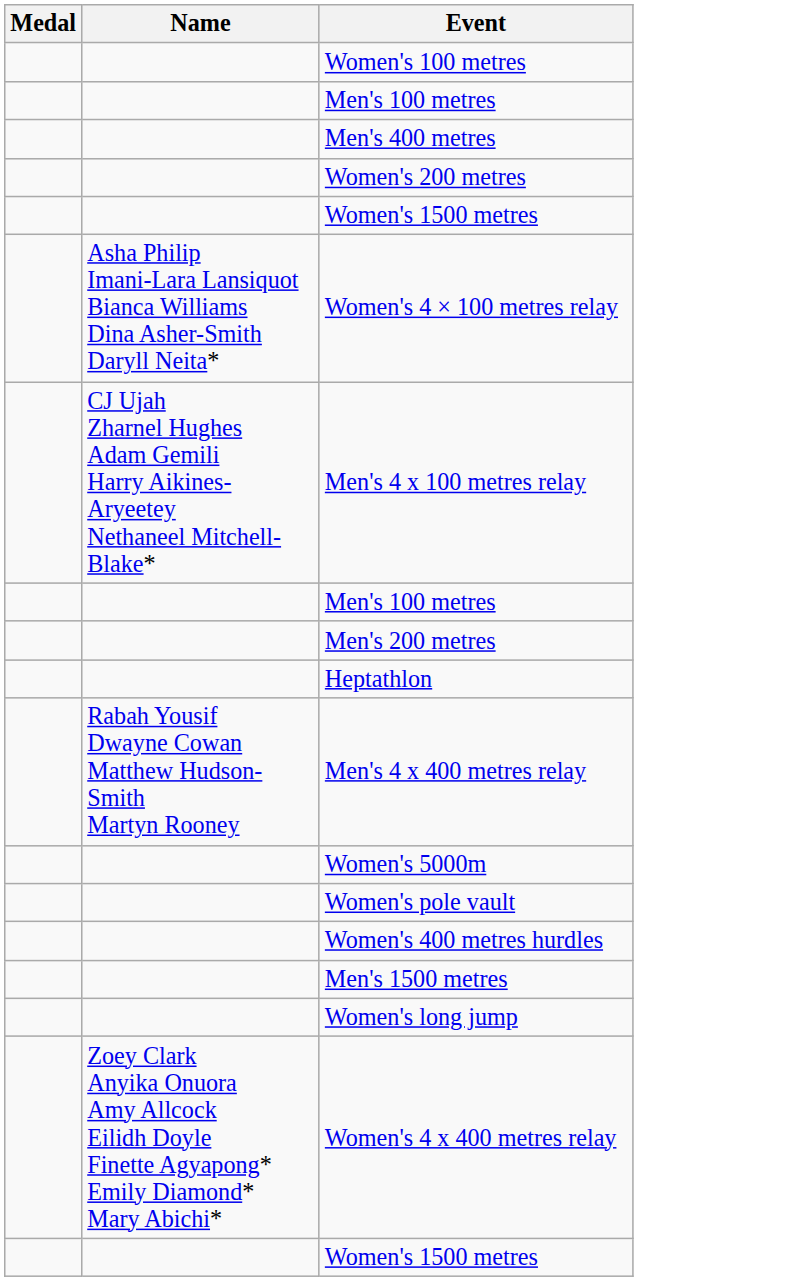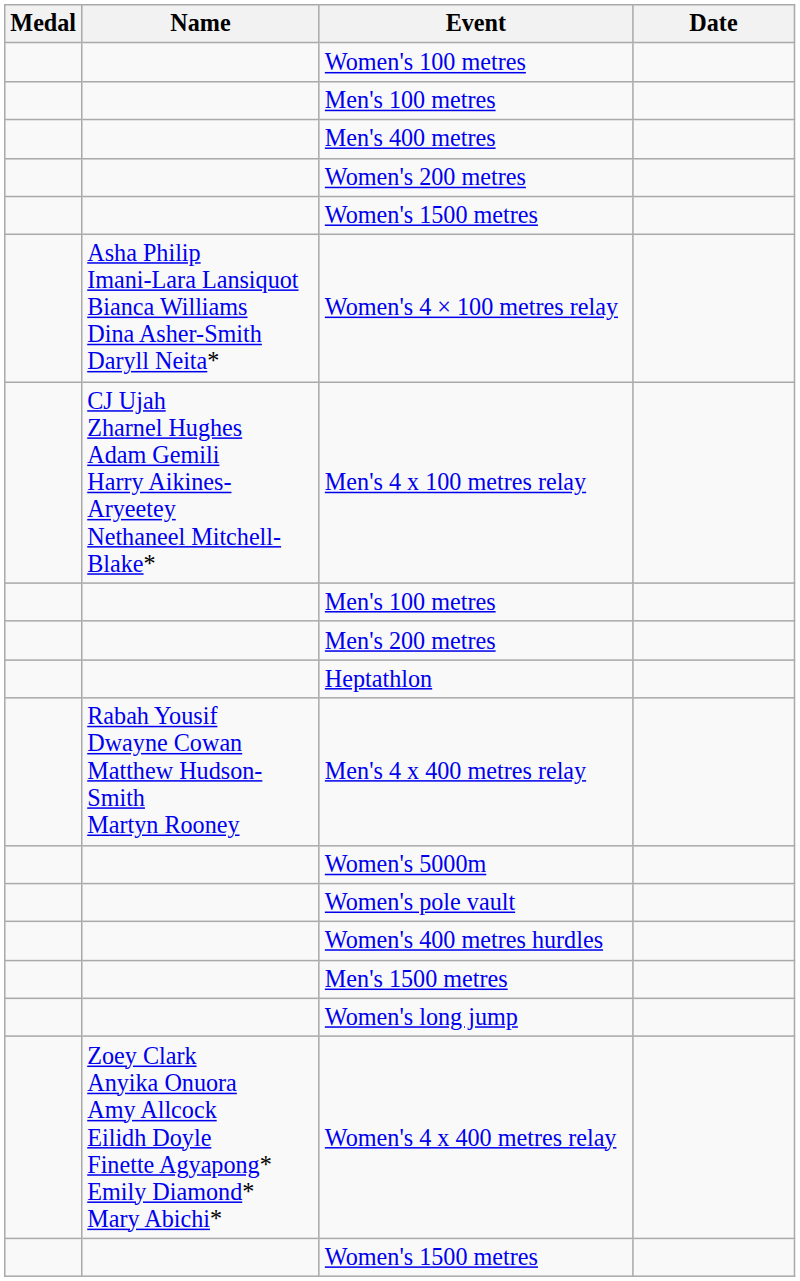+ column: (713, 23)
